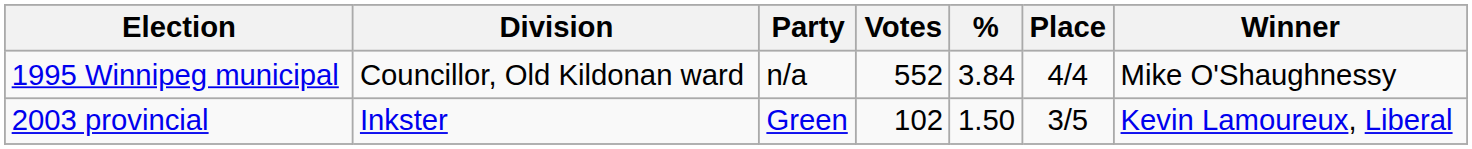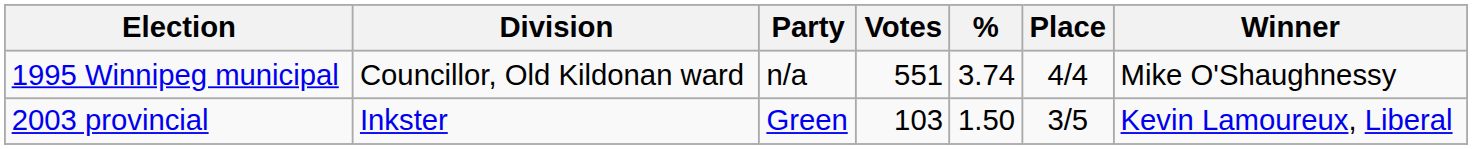(919, 74) 552 -> (919, 74) 551
(987, 74) 3.84 -> (987, 74) 3.74
(919, 120) 102 -> (919, 120) 103
